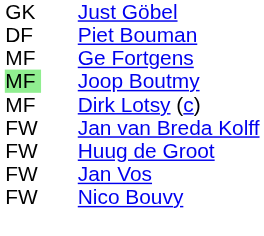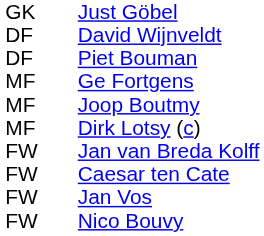+ row: (150, 35)
(20, 81) lightgreen background -> (20, 104) no background
- row: (146, 151)
+ row: (154, 174)
